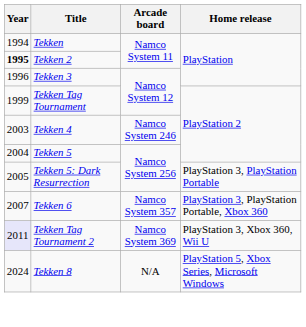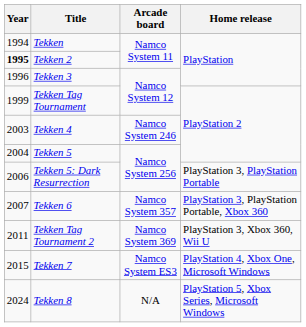(18, 176) 2005 -> (18, 176) 2006
(18, 235) lavender background -> (18, 235) no background
+ row: (53, 265)
